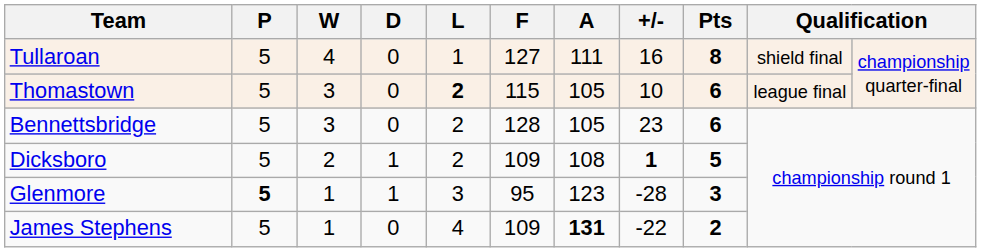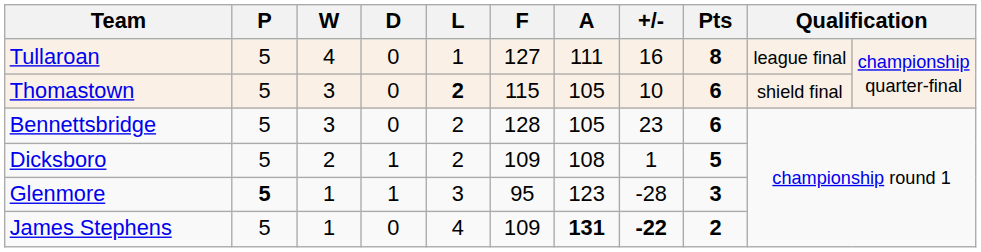(800, 57) shield final -> (800, 57) league final
(800, 92) league final -> (800, 92) shield final
(651, 159) bold -> (651, 159) normal
(651, 228) normal -> (651, 228) bold
